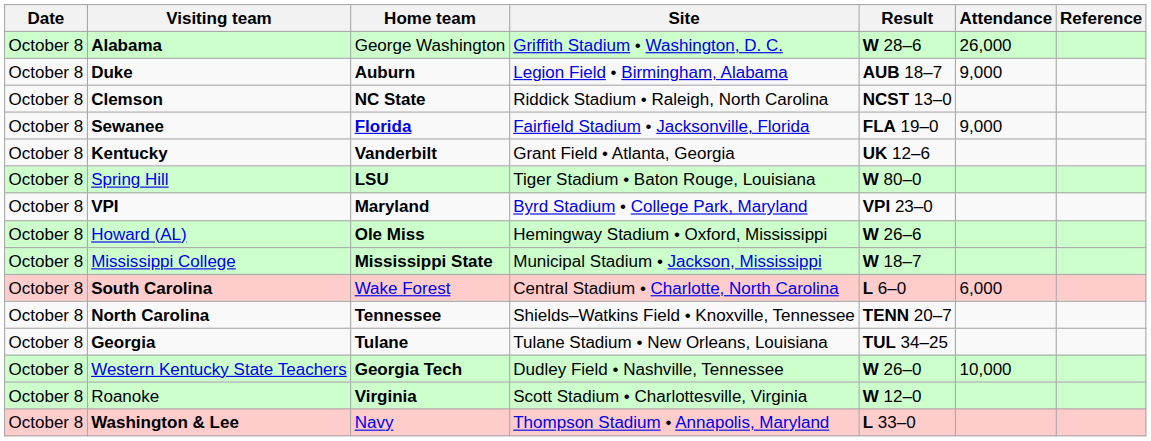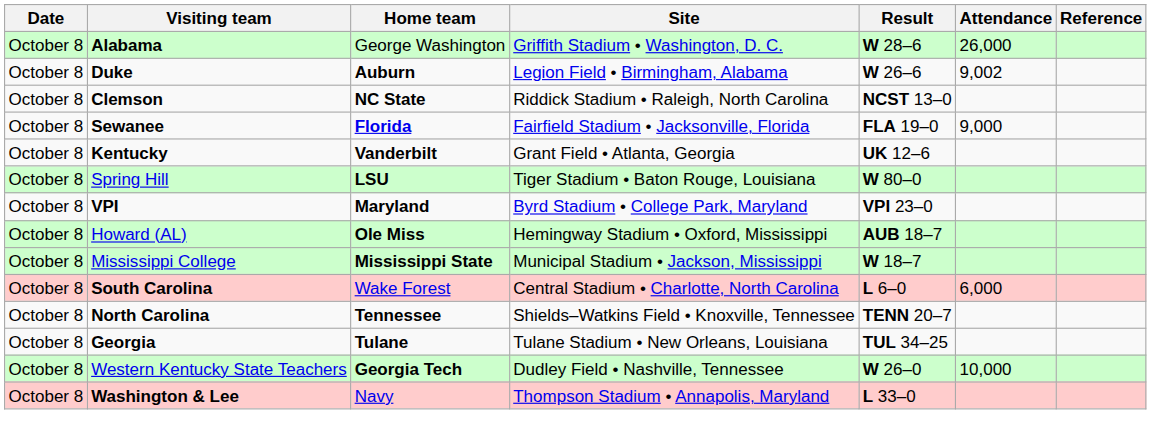(902, 72) AUB 18–7 -> (892, 72) W 26–6
(981, 72) 9,000 -> (981, 72) 9,002
(892, 234) W 26–6 -> (902, 234) AUB 18–7
- row: (125, 396)
